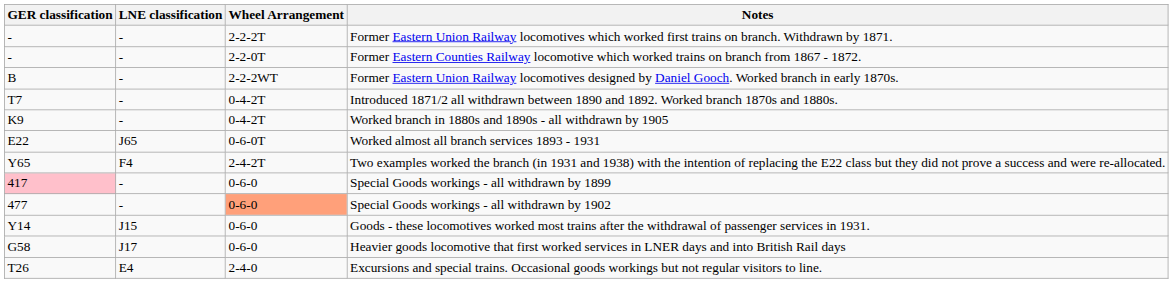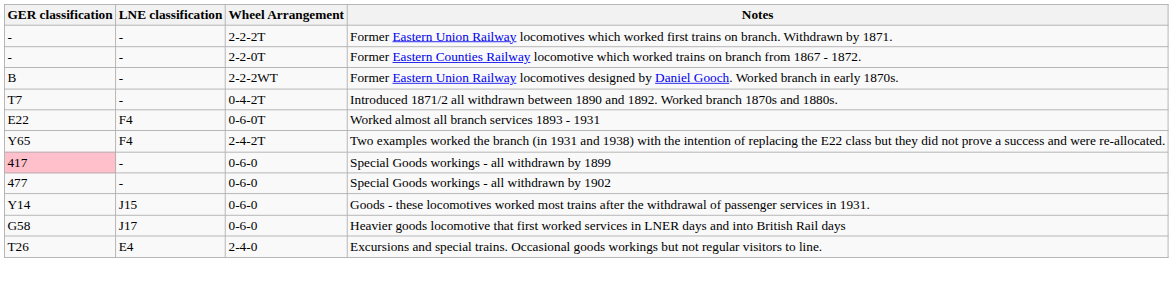- row: (509, 120)
(128, 141) J65 -> (126, 120) F4
(243, 204) lightsalmon background -> (243, 183) no background
